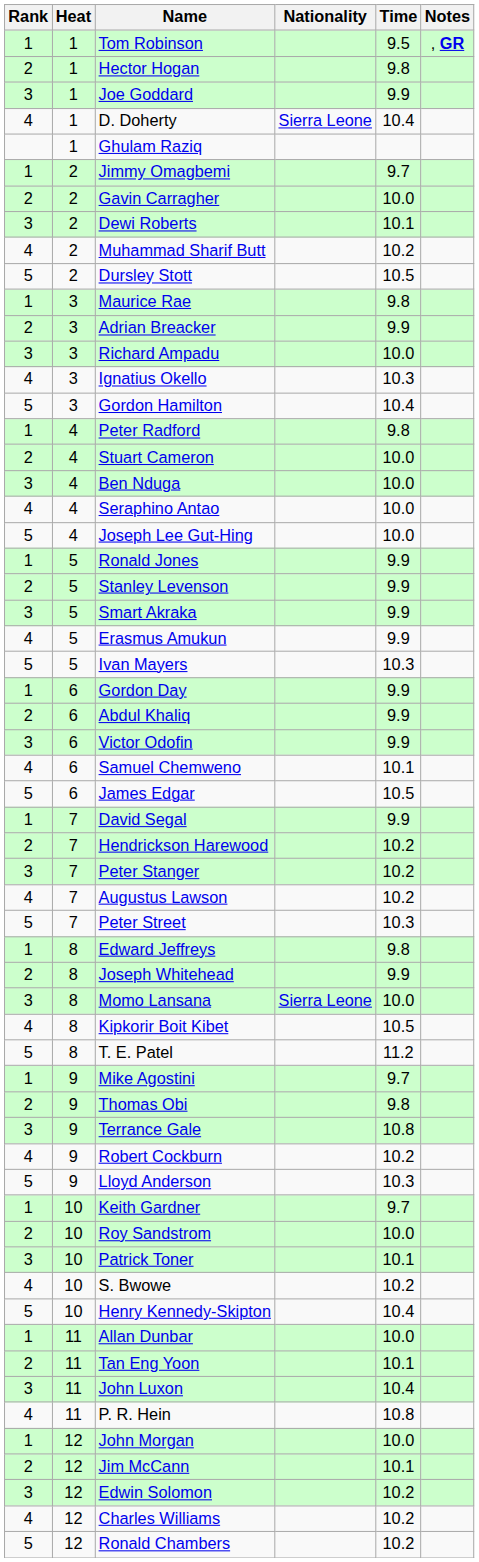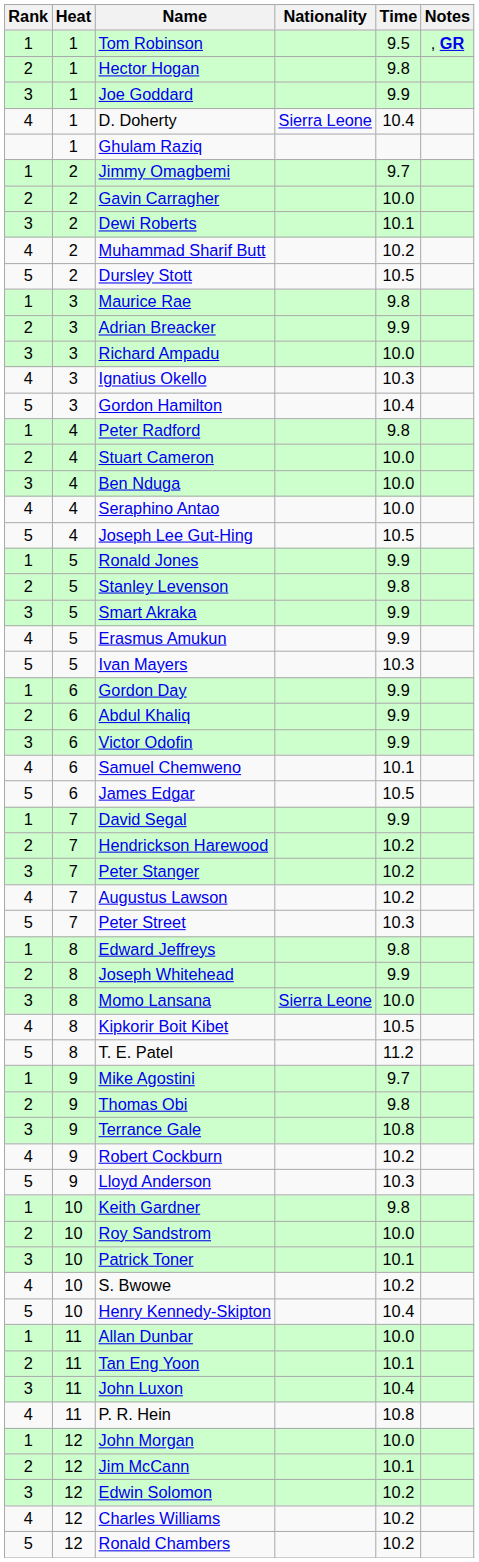(398, 535) 10.0 -> (398, 535) 10.5
(398, 586) 9.9 -> (398, 586) 9.8
(398, 1208) 9.7 -> (398, 1208) 9.8
